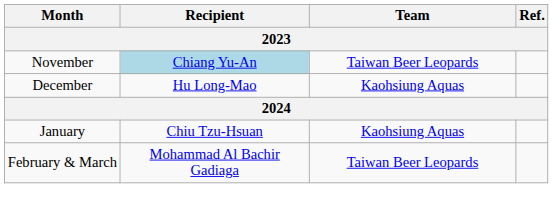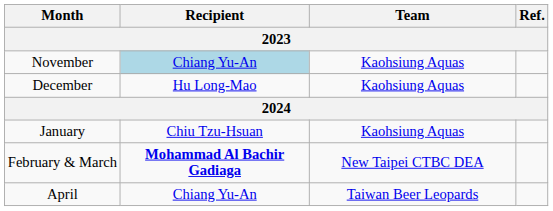(413, 62) Taiwan Beer Leopards -> (412, 62) Kaohsiung Aquas
(215, 162) normal -> (215, 162) bold
(413, 162) Taiwan Beer Leopards -> (413, 162) New Taipei CTBC DEA
+ row: (62, 194)
